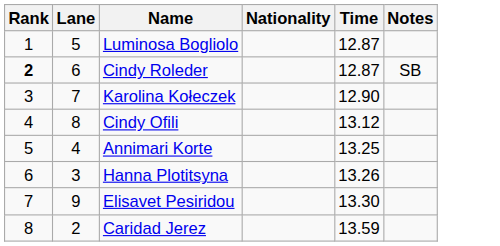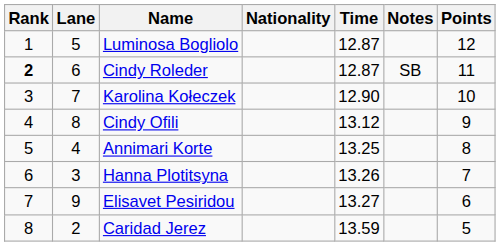+ column: (466, 18)
(359, 201) 13.30 -> (359, 201) 13.27
